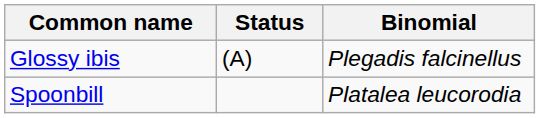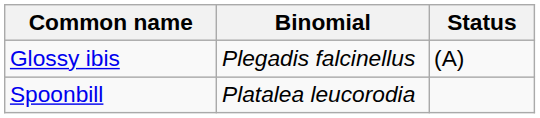columns swapped: (429, 22) <-> (270, 22)
